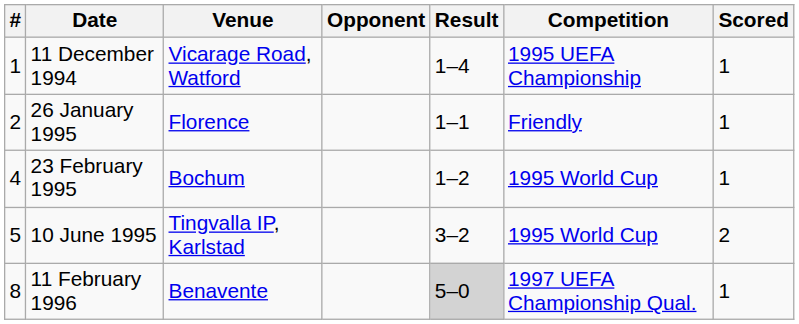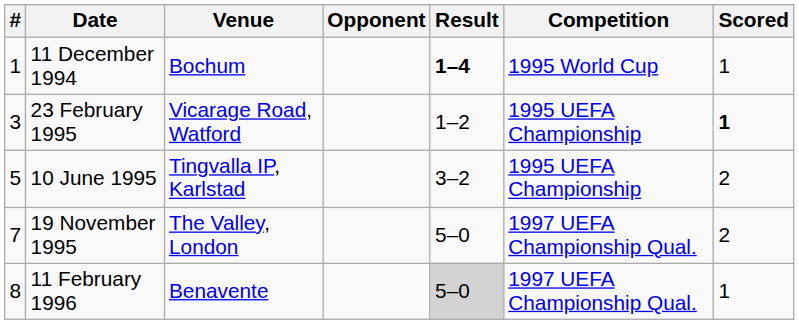(240, 65) Vicarage Road, Watford -> (207, 65) Bochum
(452, 65) normal -> (452, 65) bold
(574, 65) 1995 UEFA Championship -> (583, 65) 1995 World Cup
- row: (82, 122)
(15, 178) 4 -> (15, 122) 3
(207, 178) Bochum -> (241, 122) Vicarage Road, Watford
(583, 178) 1995 World Cup -> (575, 122) 1995 UEFA Championship
(724, 178) normal -> (724, 122) bold
(583, 234) 1995 World Cup -> (575, 178) 1995 UEFA Championship
+ row: (93, 234)
